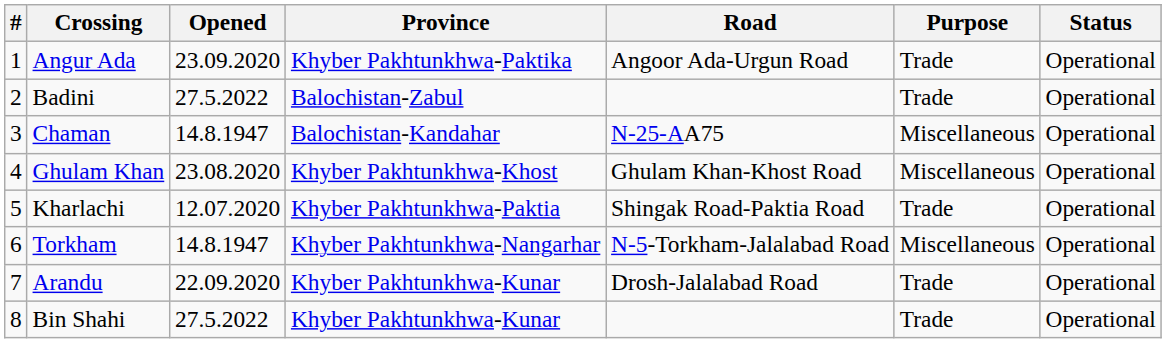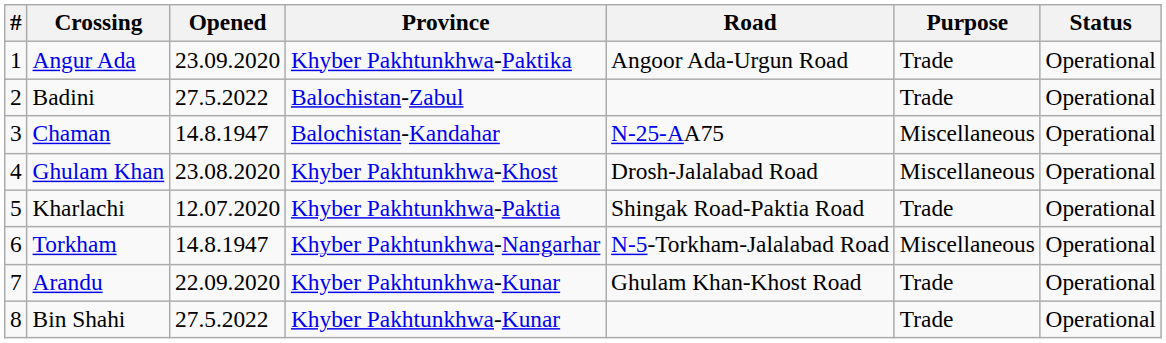(736, 171) Ghulam Khan-Khost Road -> (715, 171) Drosh-Jalalabad Road
(715, 282) Drosh-Jalalabad Road -> (736, 282) Ghulam Khan-Khost Road
